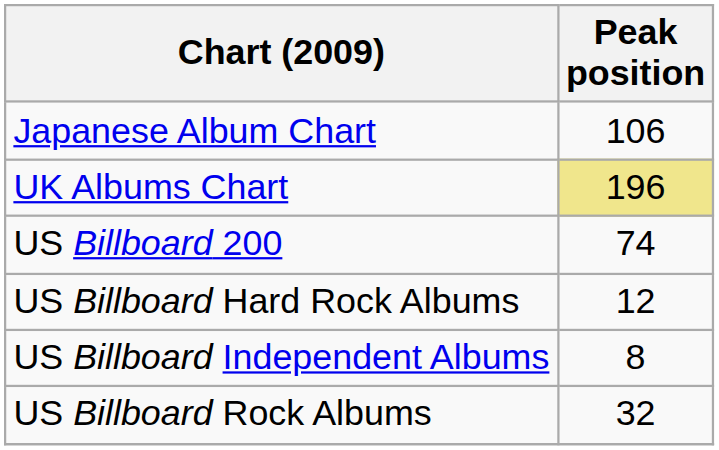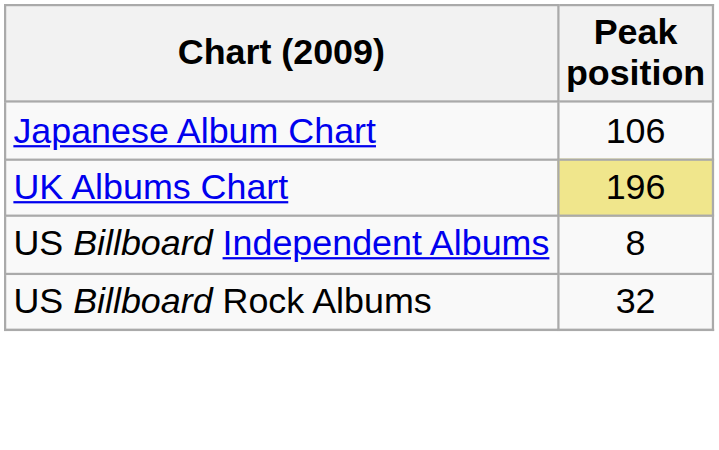- row: (148, 243)
- row: (266, 300)
